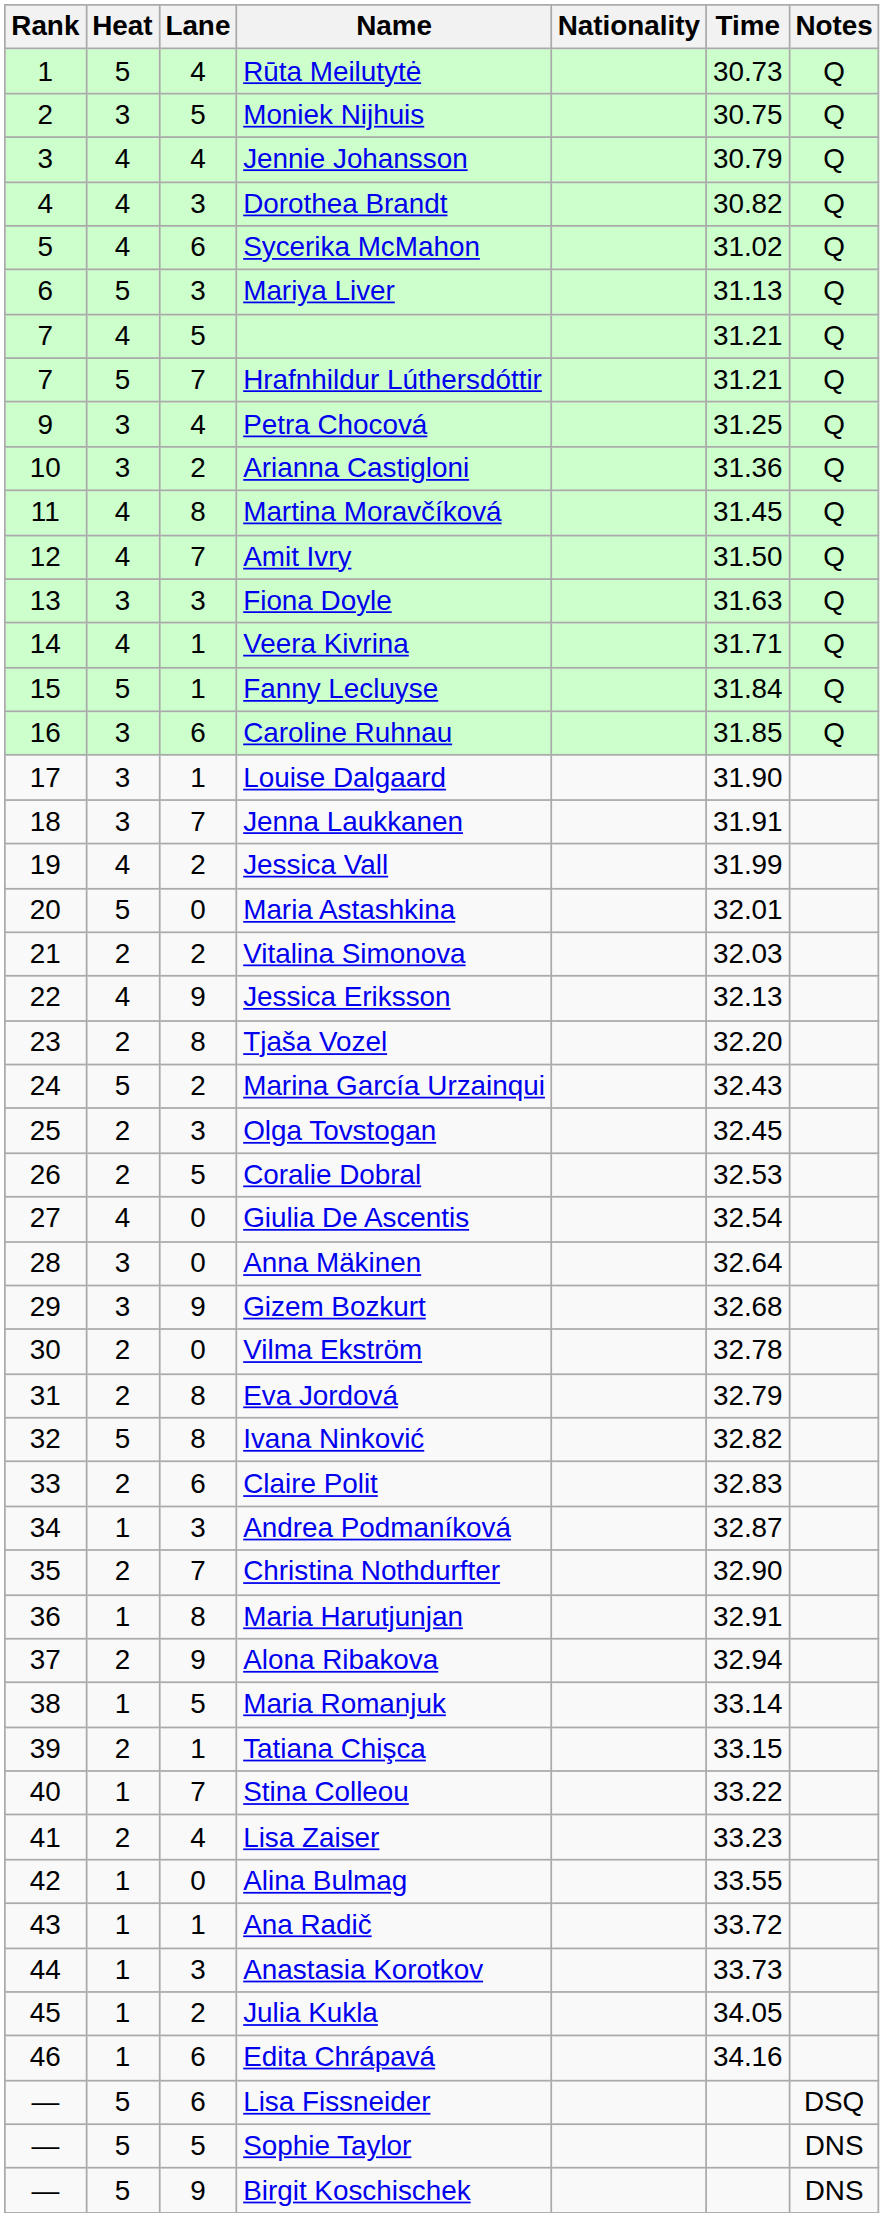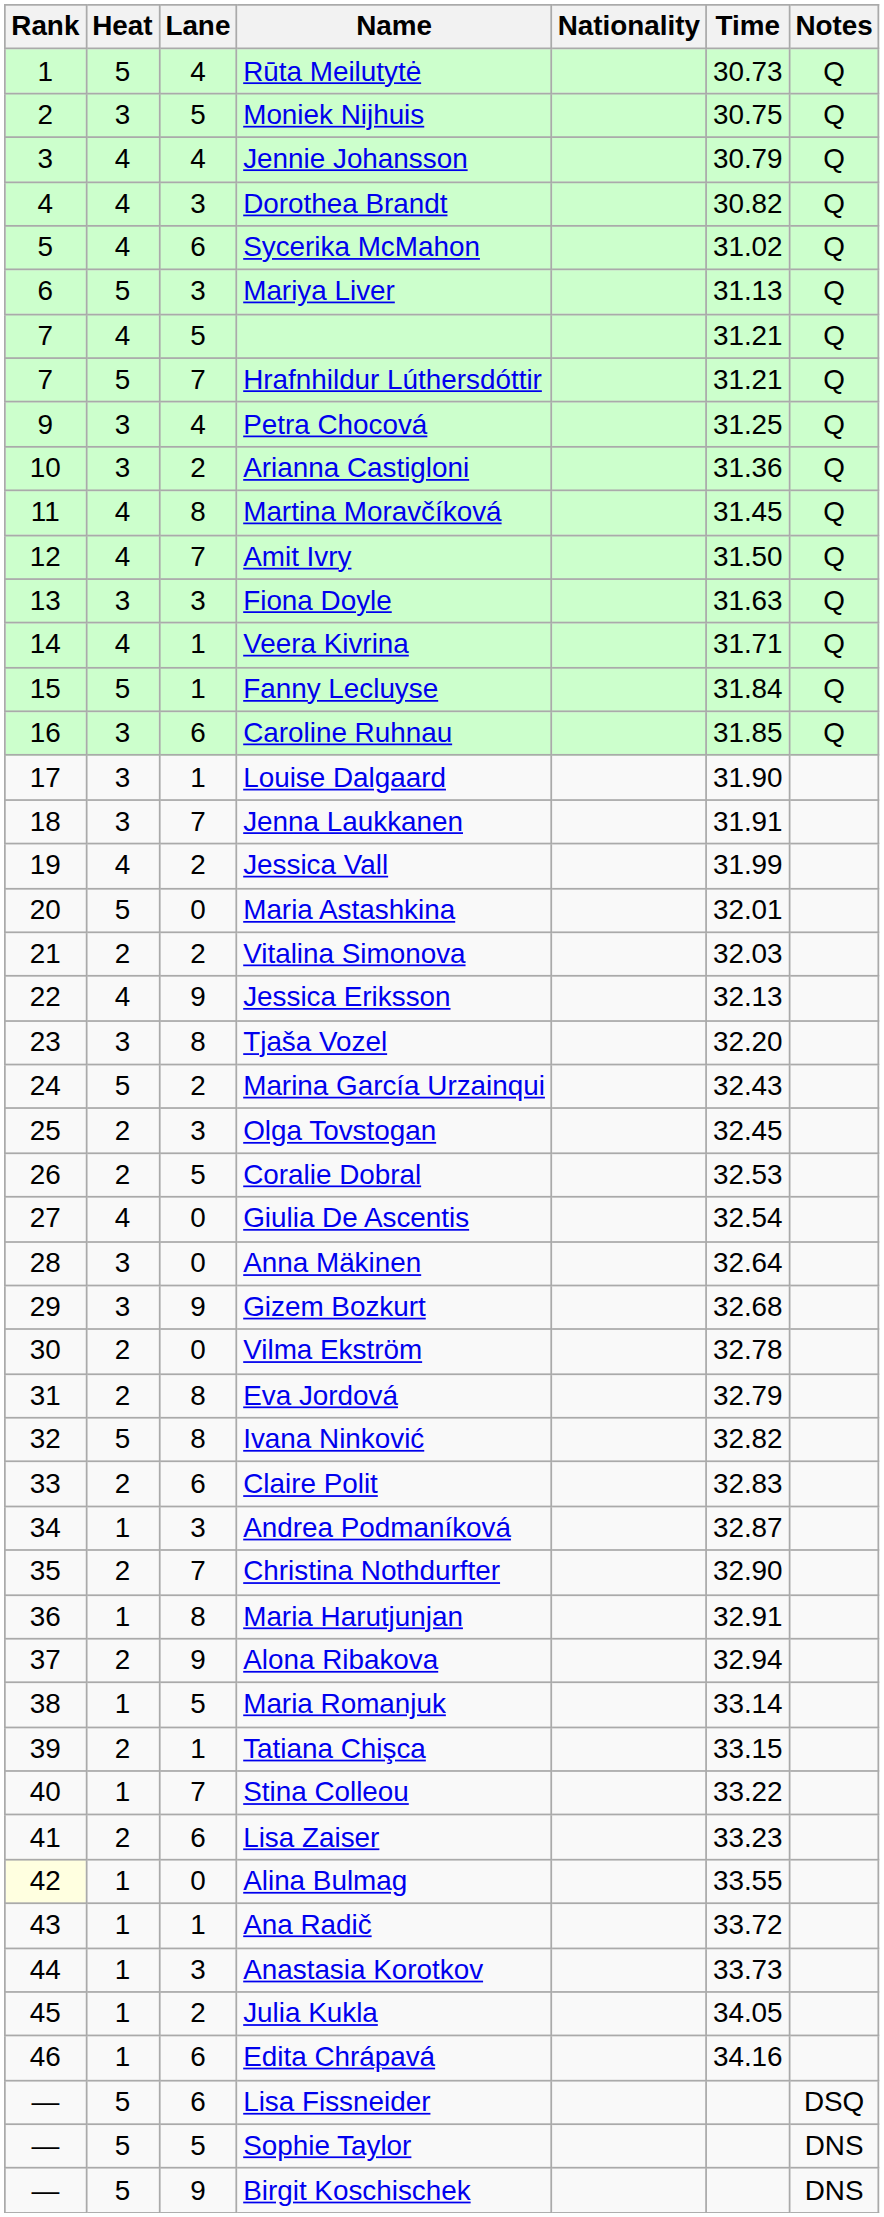(122, 1042) 2 -> (122, 1042) 3
(198, 1836) 4 -> (198, 1836) 6
(45, 1880) no background -> (45, 1880) lightyellow background
